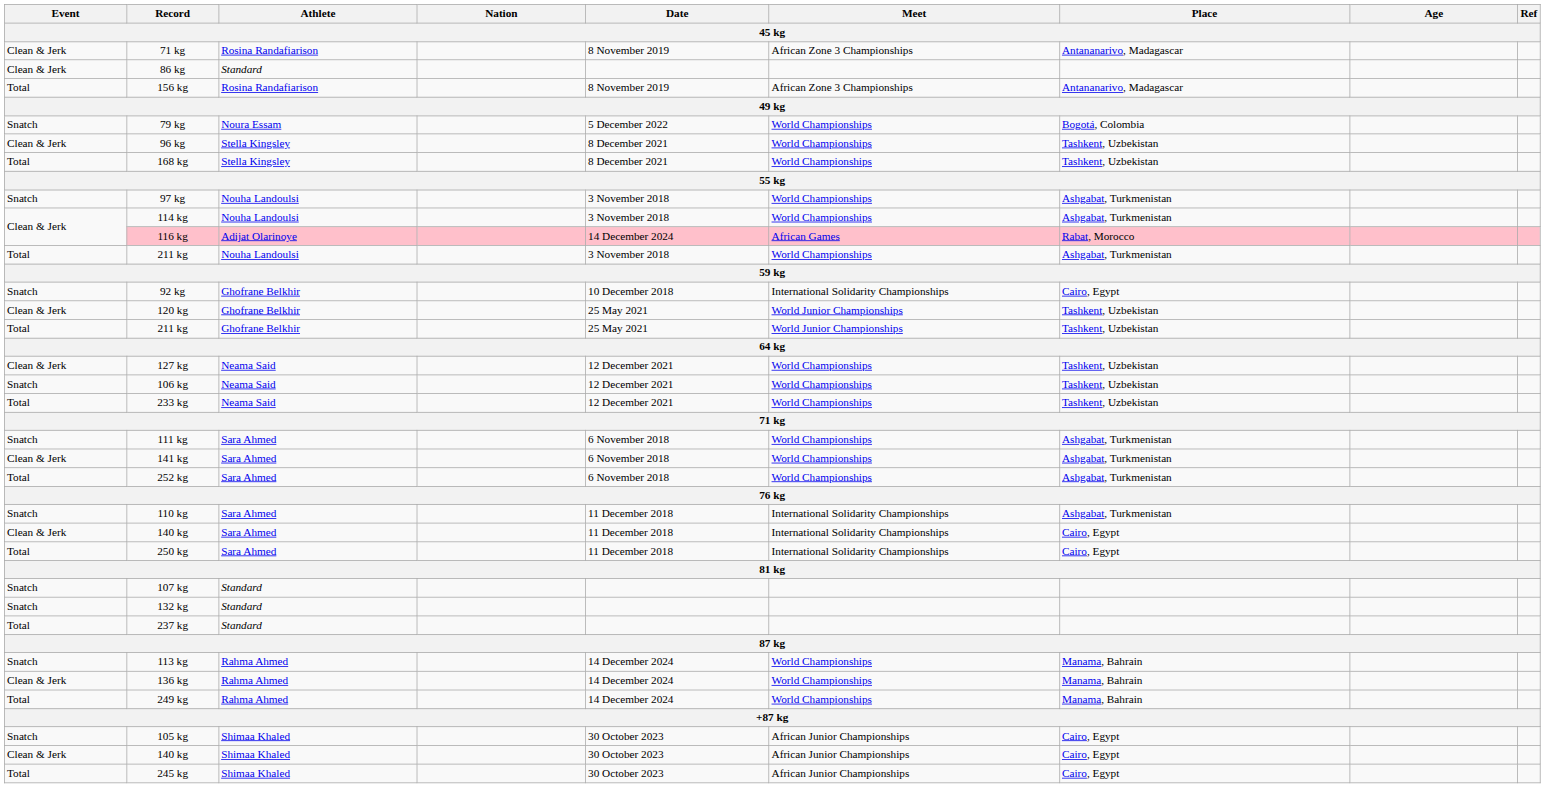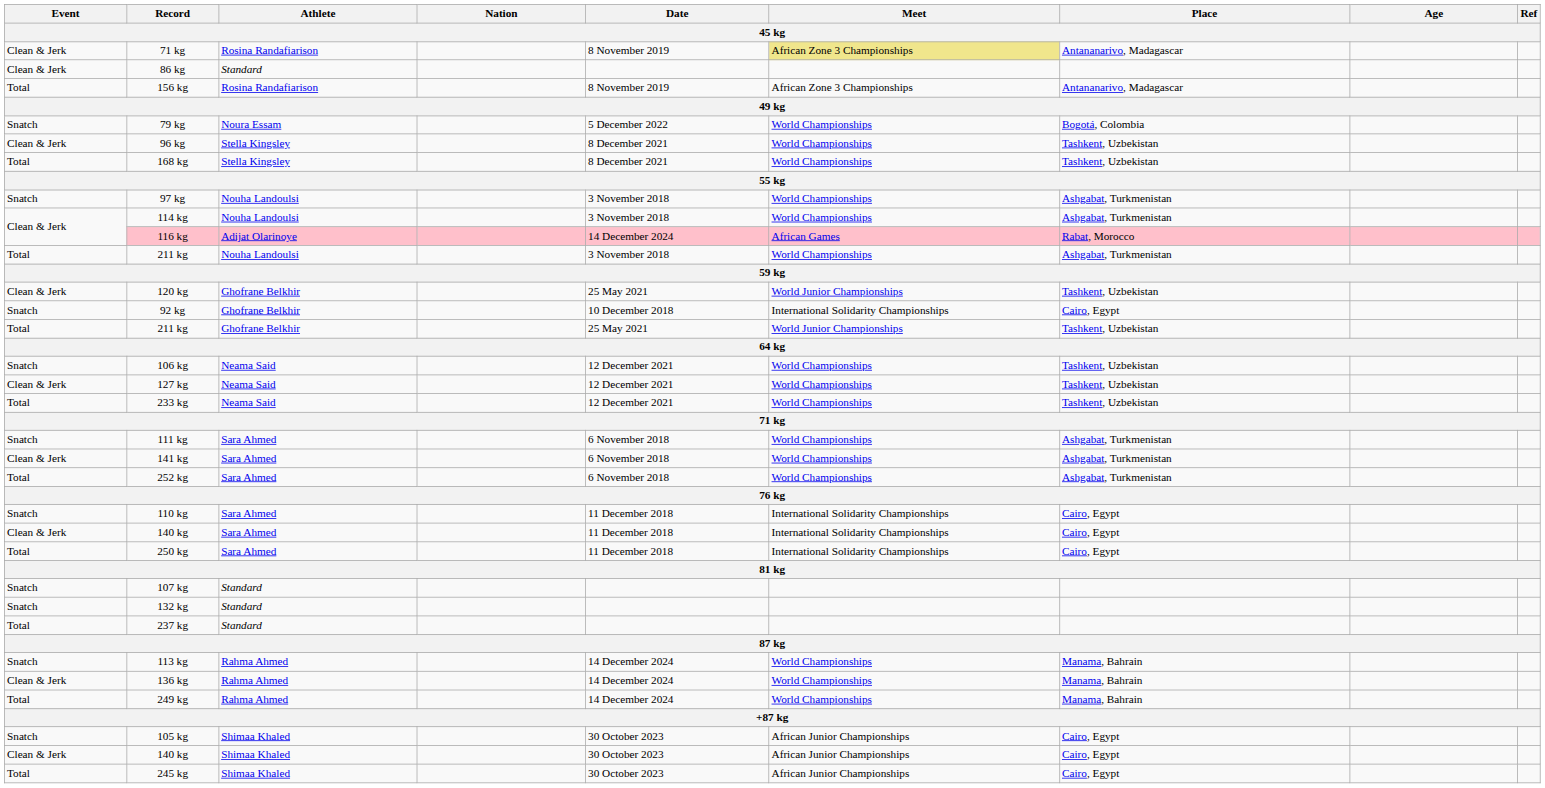(842, 51) no background -> (842, 51) khaki background
rows swapped: (173, 292) <-> (173, 310)
rows swapped: (173, 384) <-> (173, 366)
(1117, 514) Ashgabat, Turkmenistan -> (1091, 514) Cairo, Egypt
